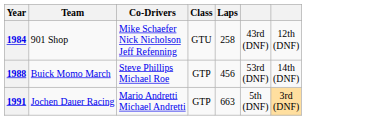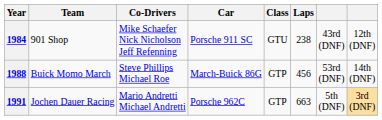+ column: (226, 12)
(227, 40) 258 -> (304, 40) 238
